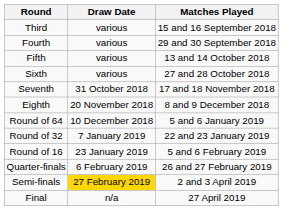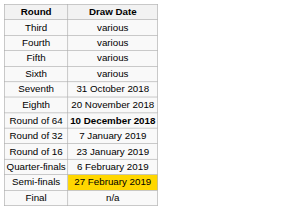- column: (217, 12)
(112, 120) normal -> (113, 120) bold
